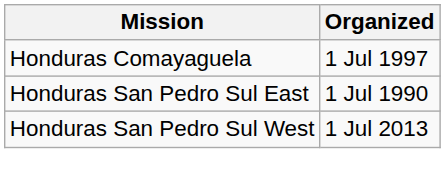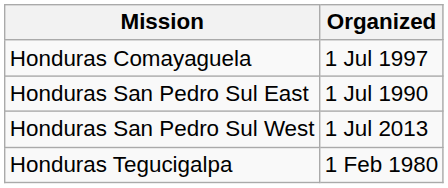+ row: (121, 164)
